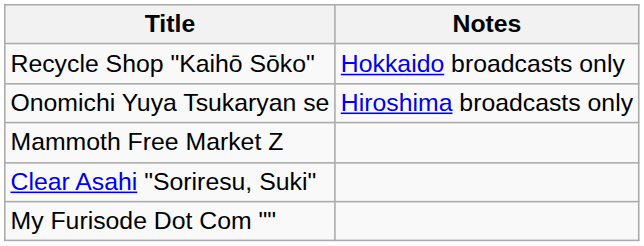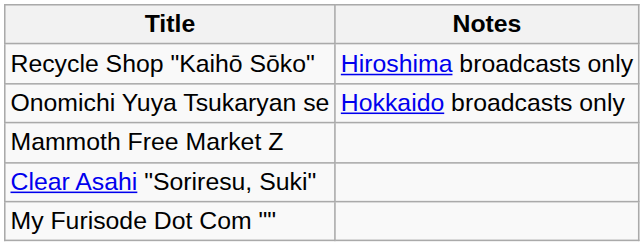(483, 63) Hokkaido broadcasts only -> (487, 63) Hiroshima broadcasts only
(487, 102) Hiroshima broadcasts only -> (483, 102) Hokkaido broadcasts only
